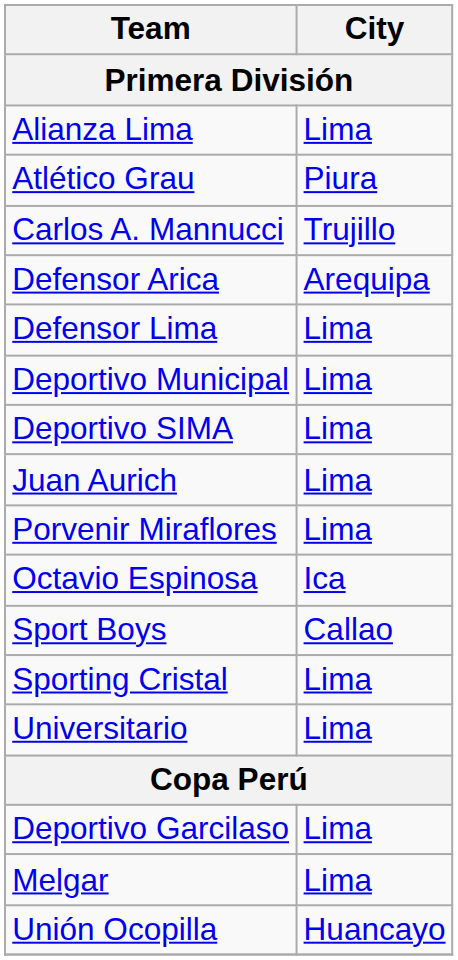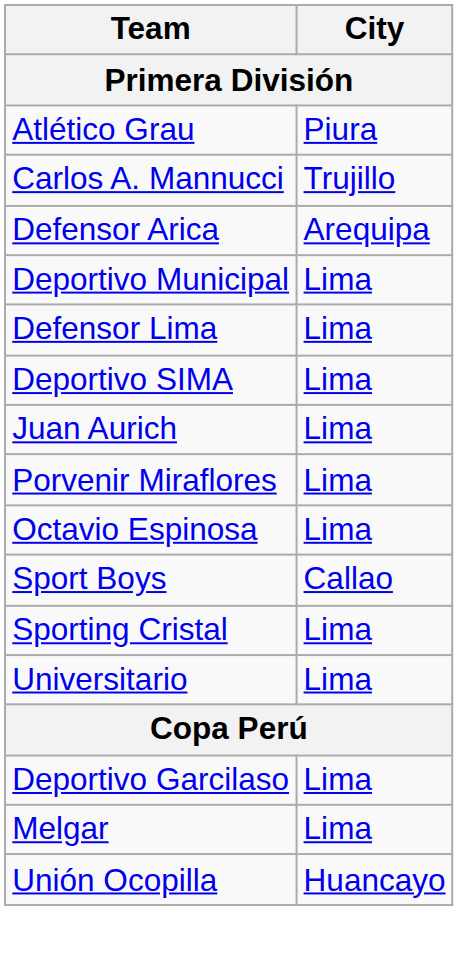- row: (102, 129)
rows swapped: (115, 329) <-> (151, 379)
(325, 579) Ica -> (338, 529) Lima
